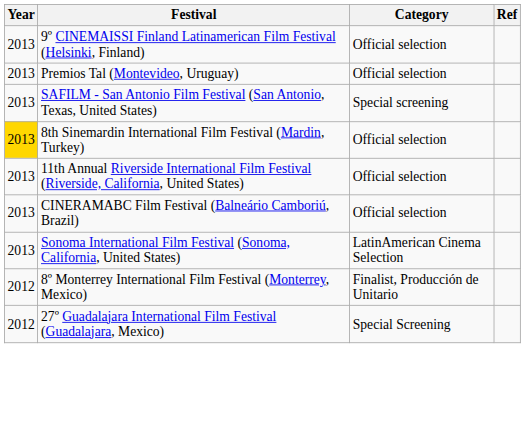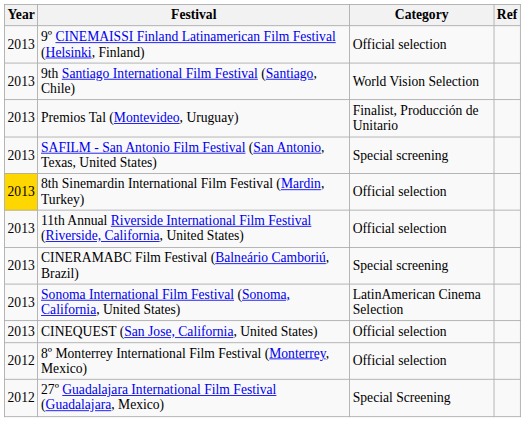+ row: (179, 81)
(400, 73) Official selection -> (416, 118) Finalist, Producción de Unitario
(400, 213) Official selection -> (401, 265) Special screening
+ row: (179, 331)
(416, 287) Finalist, Producción de Unitario -> (400, 361) Official selection
